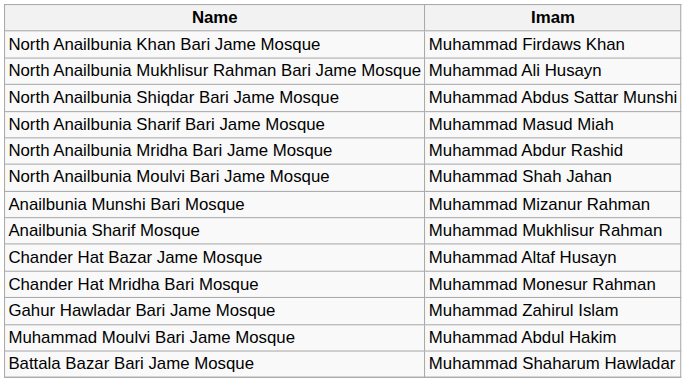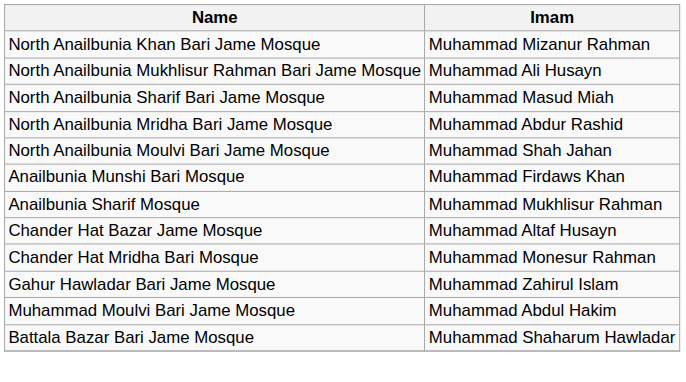(527, 44) Muhammad Firdaws Khan -> (540, 44) Muhammad Mizanur Rahman
- row: (174, 97)
(540, 204) Muhammad Mizanur Rahman -> (527, 177) Muhammad Firdaws Khan
